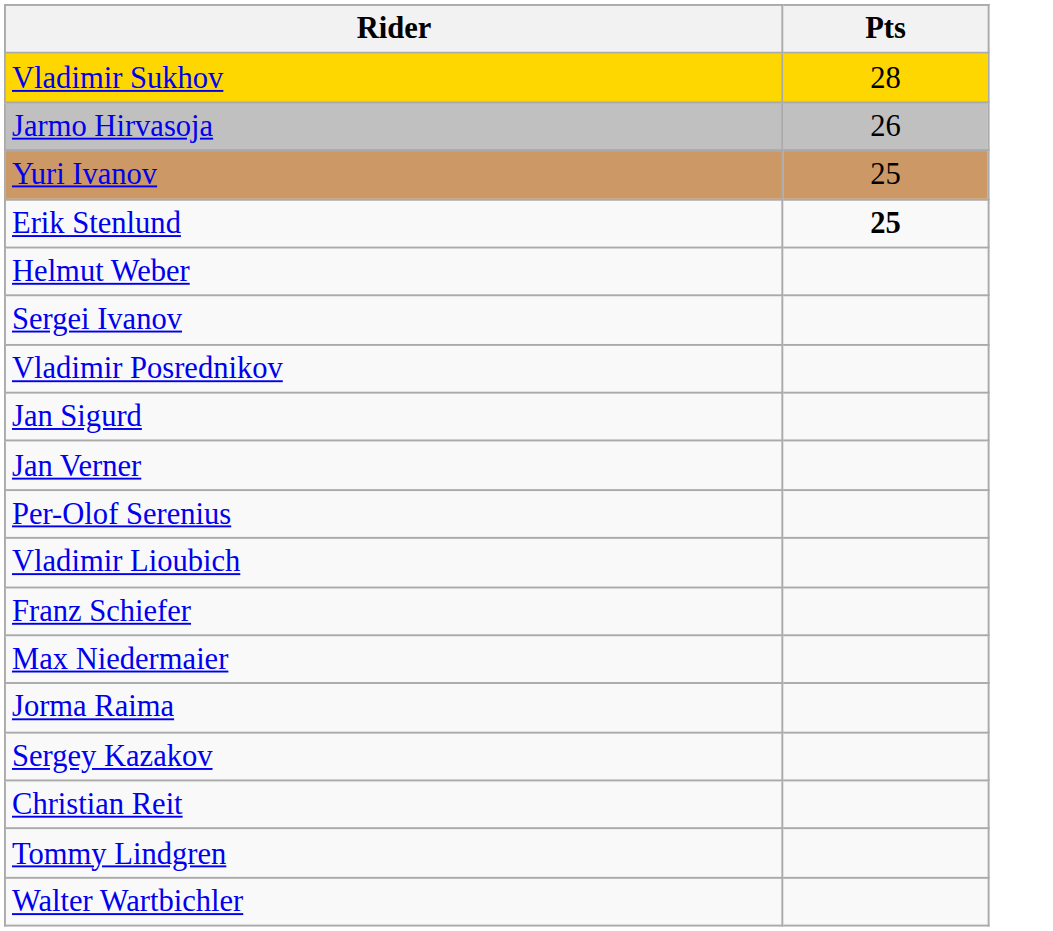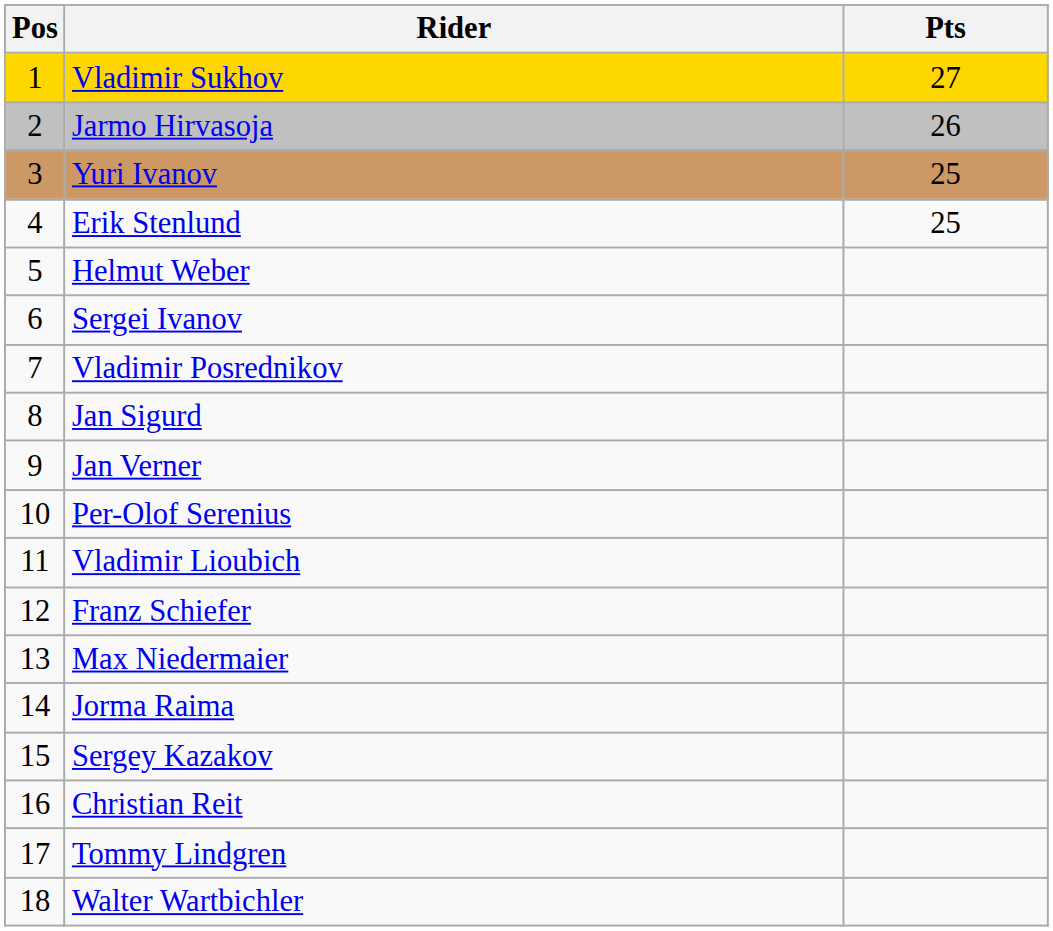+ column: (35, 28)
(886, 77) 28 -> (946, 77) 27
(886, 222) bold -> (946, 222) normal
